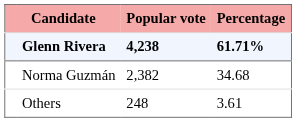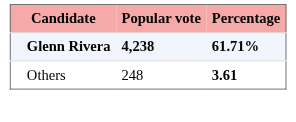- row: (69, 75)
(229, 103) normal -> (225, 75) bold
